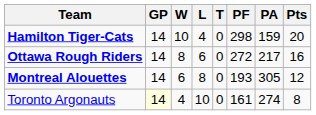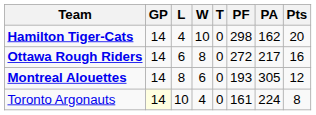columns swapped: (181, 15) <-> (202, 15)
(269, 36) 159 -> (269, 36) 162
(269, 99) 274 -> (269, 99) 224
